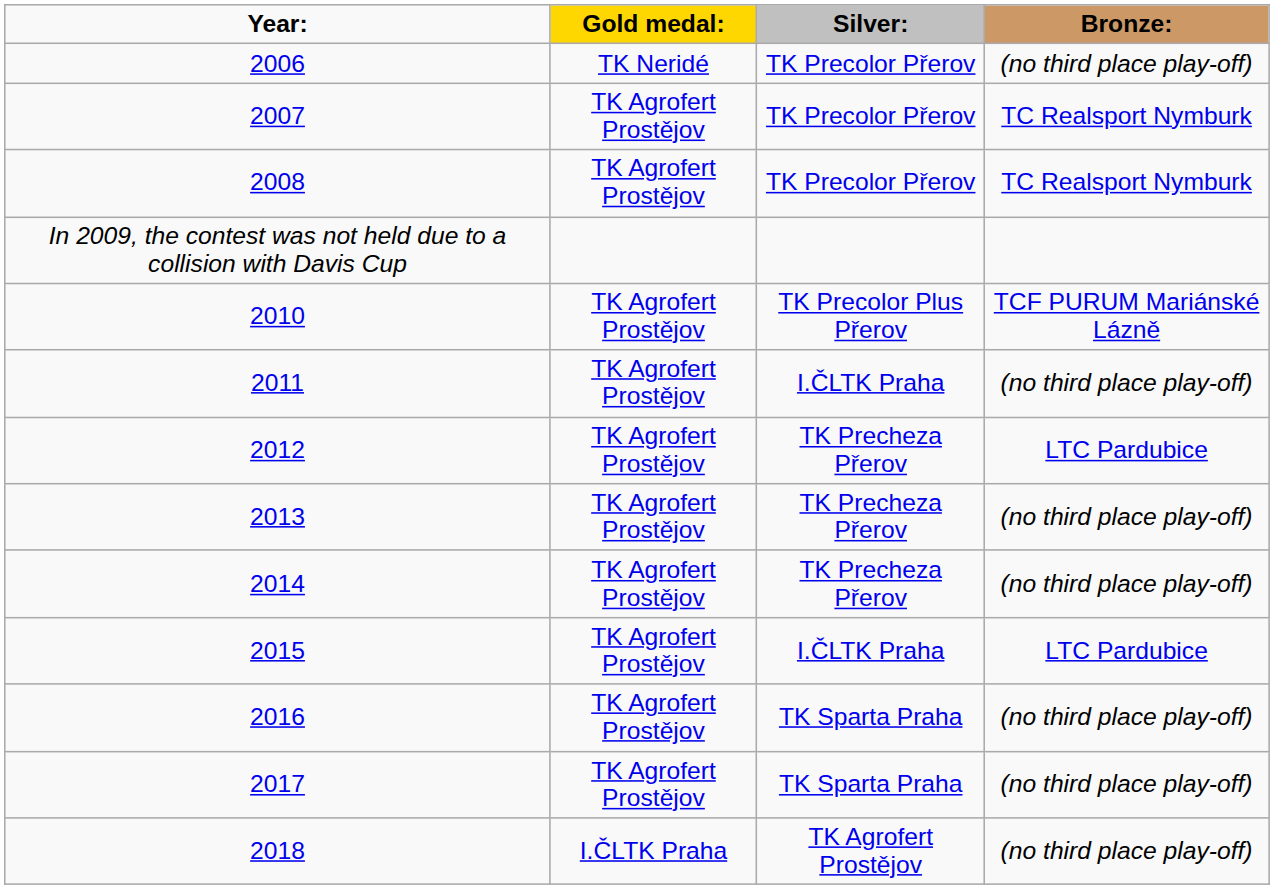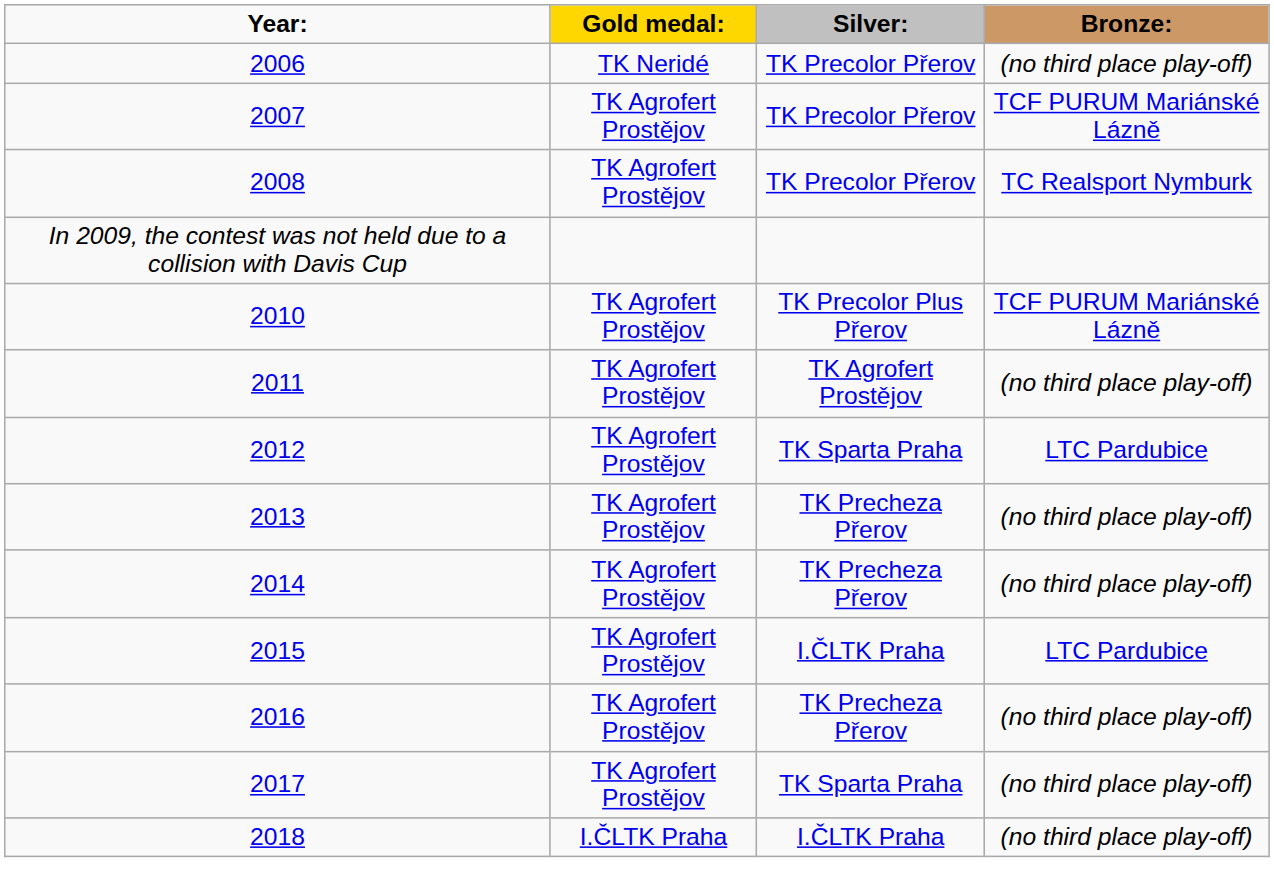(1127, 116) TC Realsport Nymburk -> (1127, 116) TCF PURUM Mariánské Lázně
(871, 383) I.ČLTK Praha -> (871, 383) TK Agrofert Prostějov
(871, 450) TK Precheza Přerov -> (871, 450) TK Sparta Praha
(871, 717) TK Sparta Praha -> (871, 717) TK Precheza Přerov
(871, 850) TK Agrofert Prostějov -> (871, 836) I.ČLTK Praha
